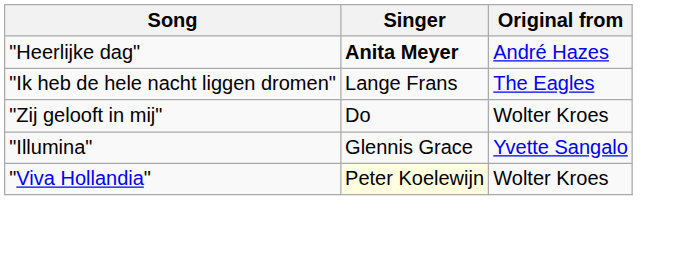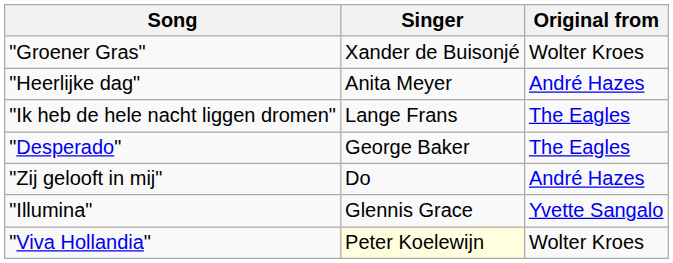+ row: (77, 52)
(402, 52) bold -> (398, 83) normal
+ row: (65, 147)
(551, 115) Wolter Kroes -> (587, 178) André Hazes
